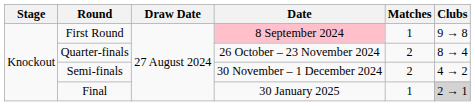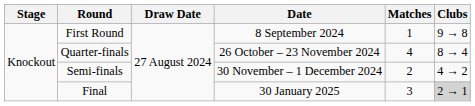(300, 33) pink background -> (300, 33) no background
(410, 52) 2 -> (410, 52) 4
(410, 91) 1 -> (410, 91) 3
